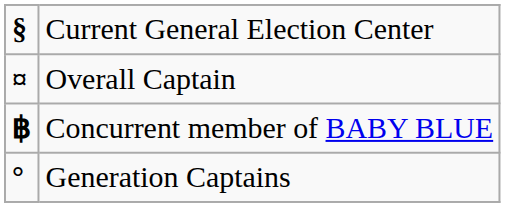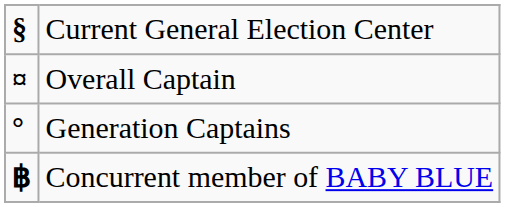rows swapped: (168, 177) <-> (269, 128)
